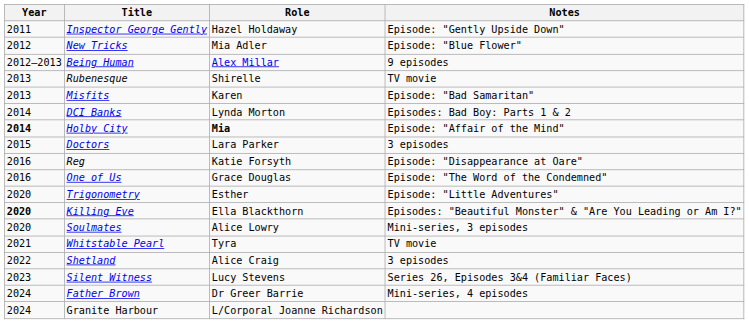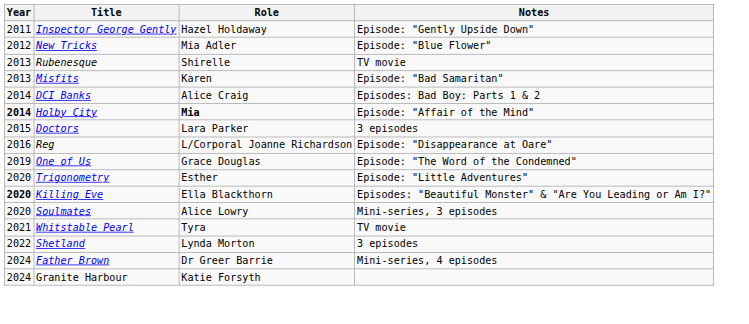- row: (100, 62)
(248, 112) Lynda Morton -> (215, 95) Alice Craig
(252, 161) Katie Forsyth -> (267, 145) L/Corporal Joanne Richardson
(19, 178) 2016 -> (19, 161) 2019
(245, 261) Alice Craig -> (218, 244) Lynda Morton
- row: (109, 277)
(297, 310) L/Corporal Joanne Richardson -> (221, 277) Katie Forsyth
